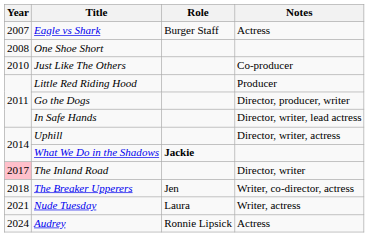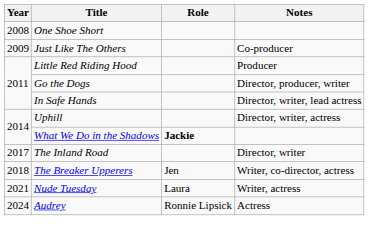- row: (67, 30)
(18, 65) 2010 -> (18, 48) 2009
(18, 170) pink background -> (18, 153) no background
